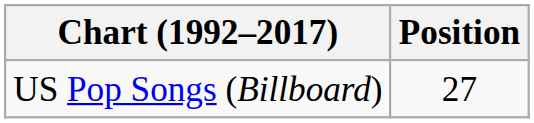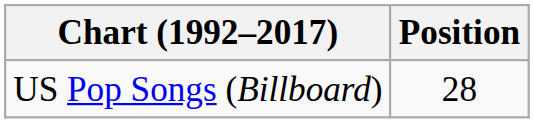(459, 88) 27 -> (459, 88) 28
